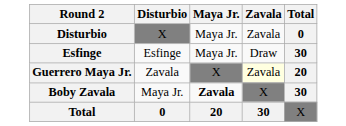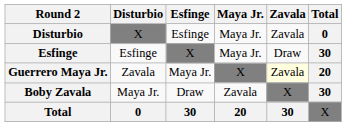+ column: (190, 14)
(216, 92) bold -> (240, 92) normal
